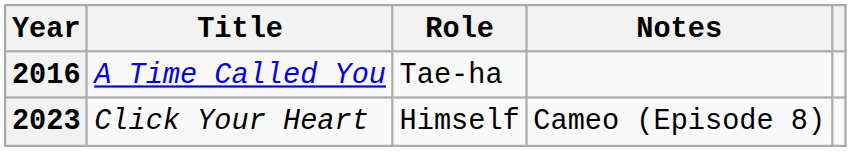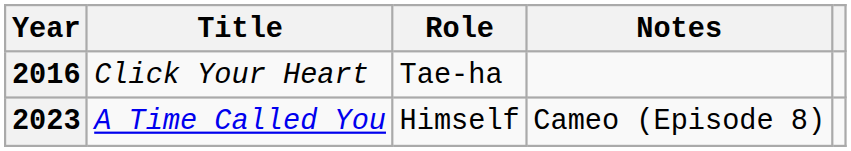(240, 75) A Time Called You -> (232, 75) Click Your Heart
(232, 122) Click Your Heart -> (240, 122) A Time Called You
